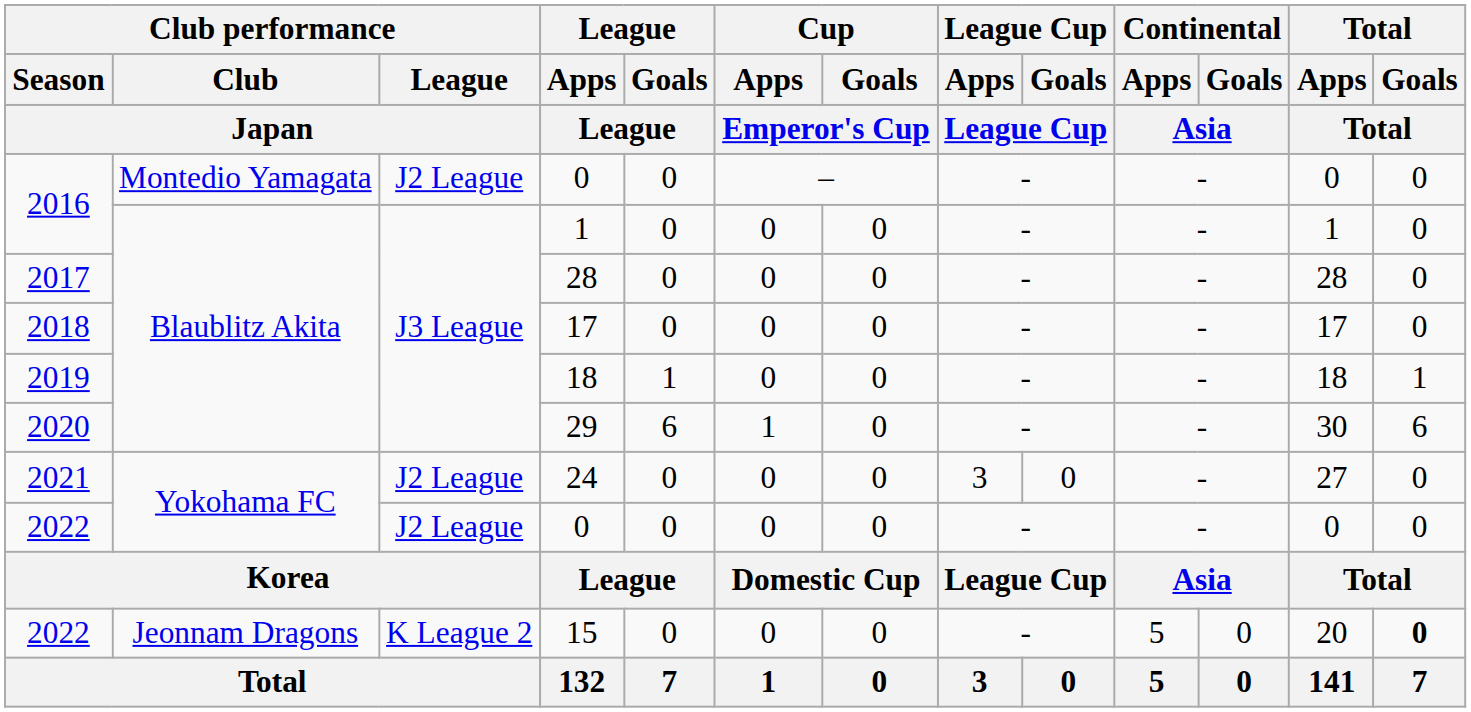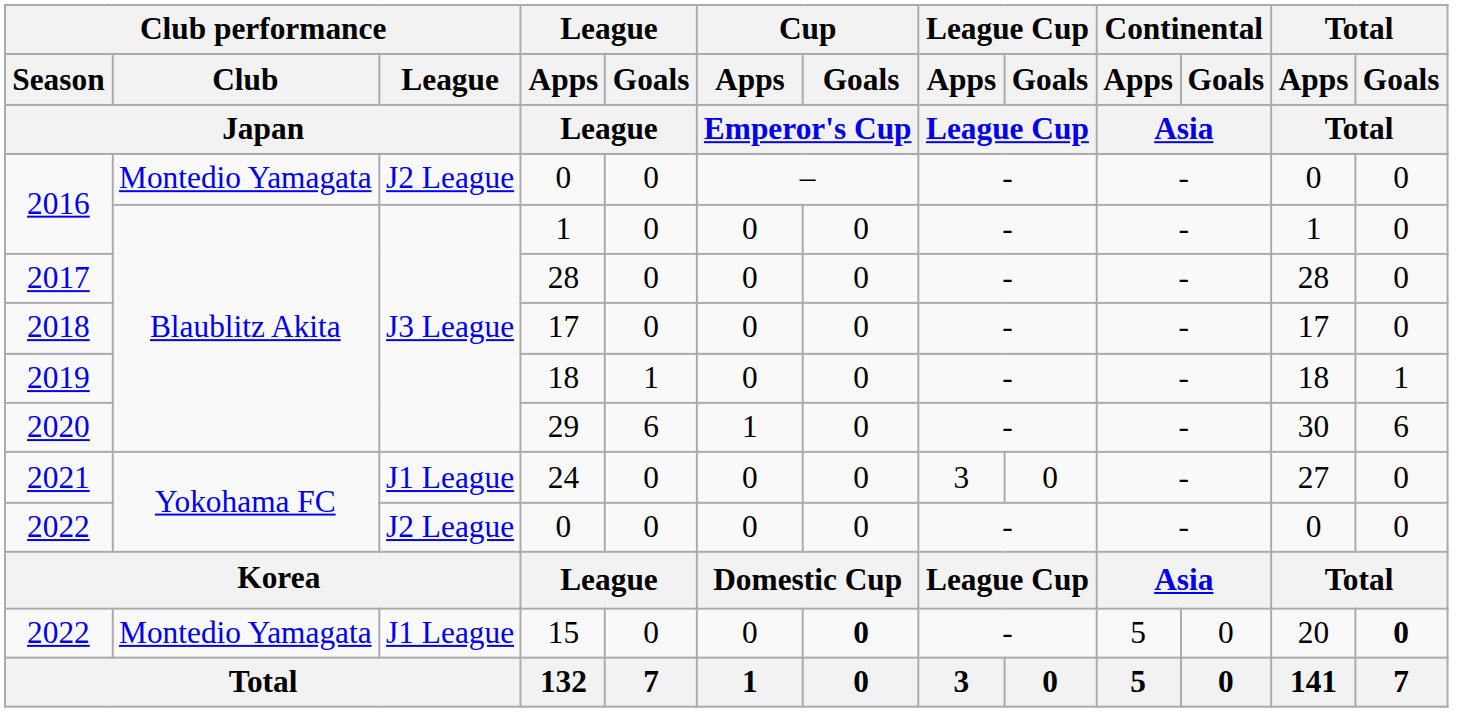(459, 476) J2 League -> (450, 476) J1 League
(245, 632) Jeonnam Dragons -> (245, 632) Montedio Yamagata
(459, 632) K League 2 -> (450, 632) J1 League
(879, 632) normal -> (861, 632) bold
